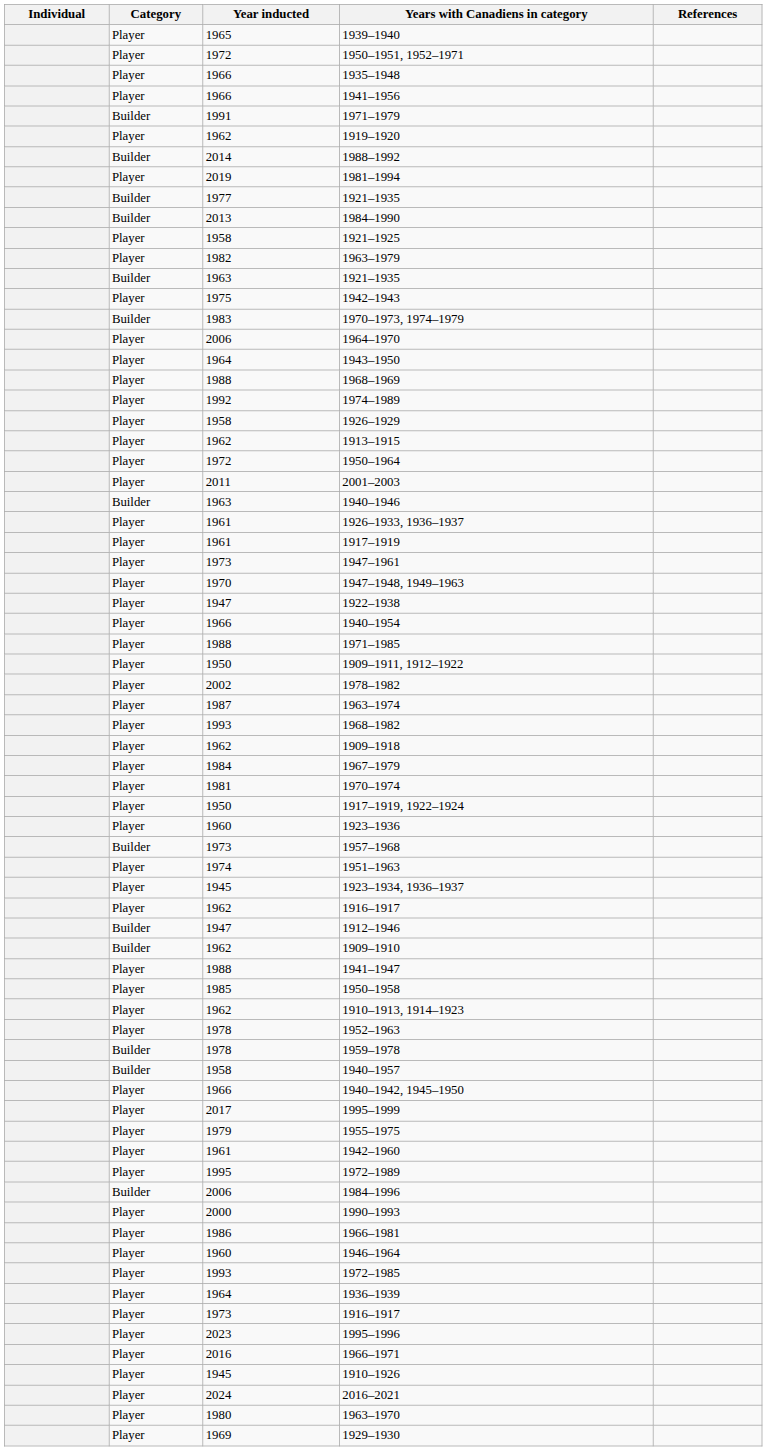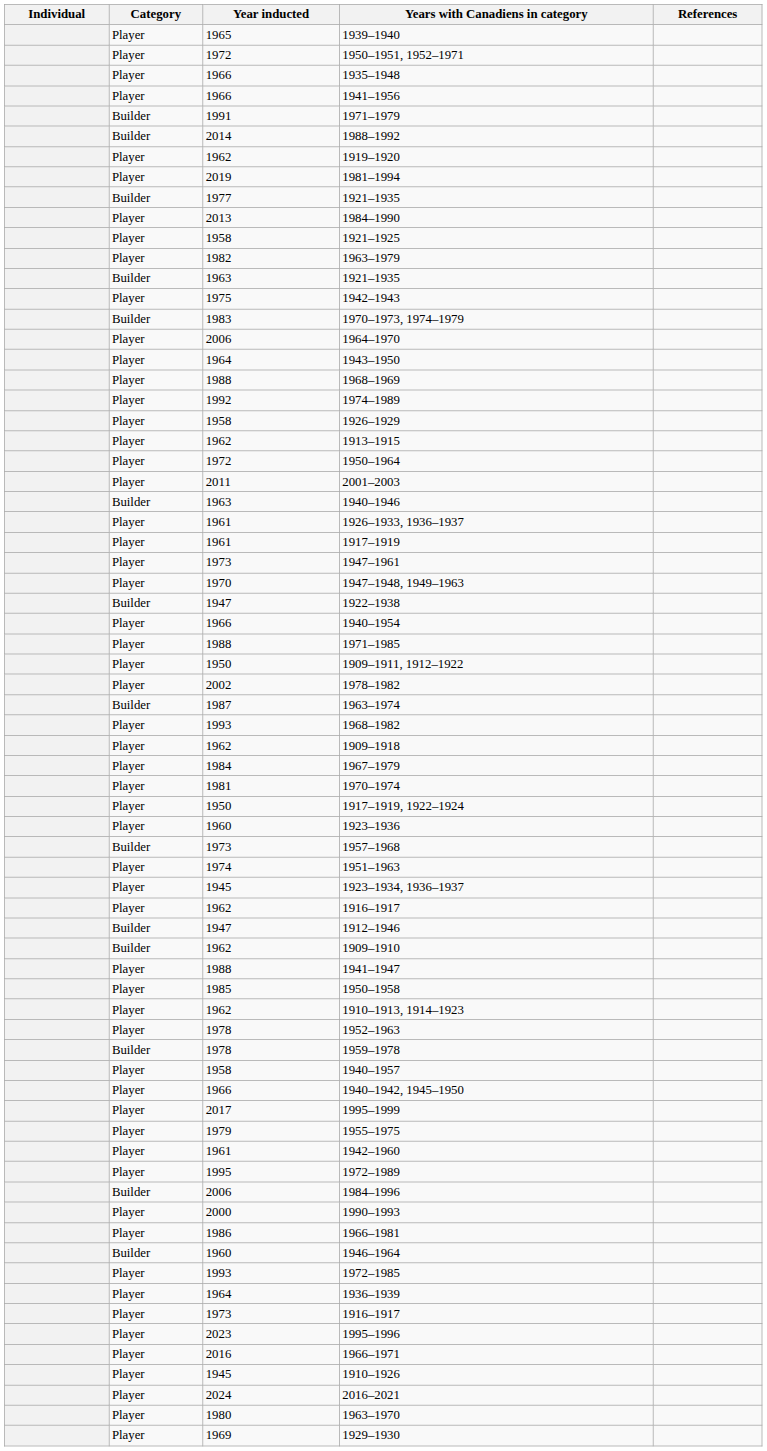rows swapped: (218, 156) <-> (218, 136)
(131, 217) Builder -> (128, 217) Player
(128, 603) Player -> (131, 603) Builder
(128, 704) Player -> (131, 704) Builder
(131, 1070) Builder -> (128, 1070) Player
(128, 1252) Player -> (131, 1252) Builder
